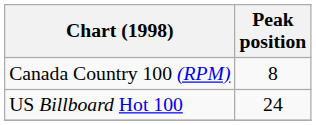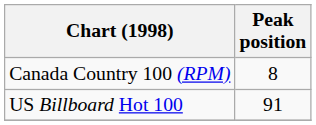(273, 104) 24 -> (273, 104) 91
